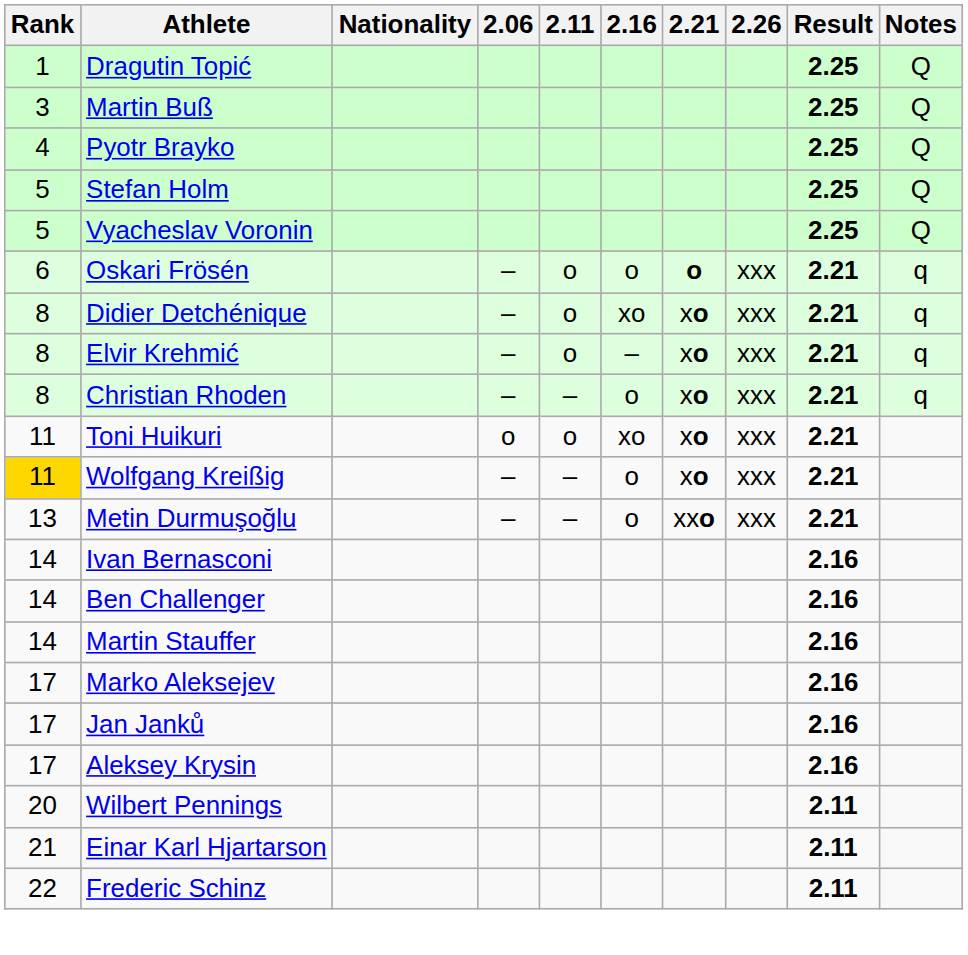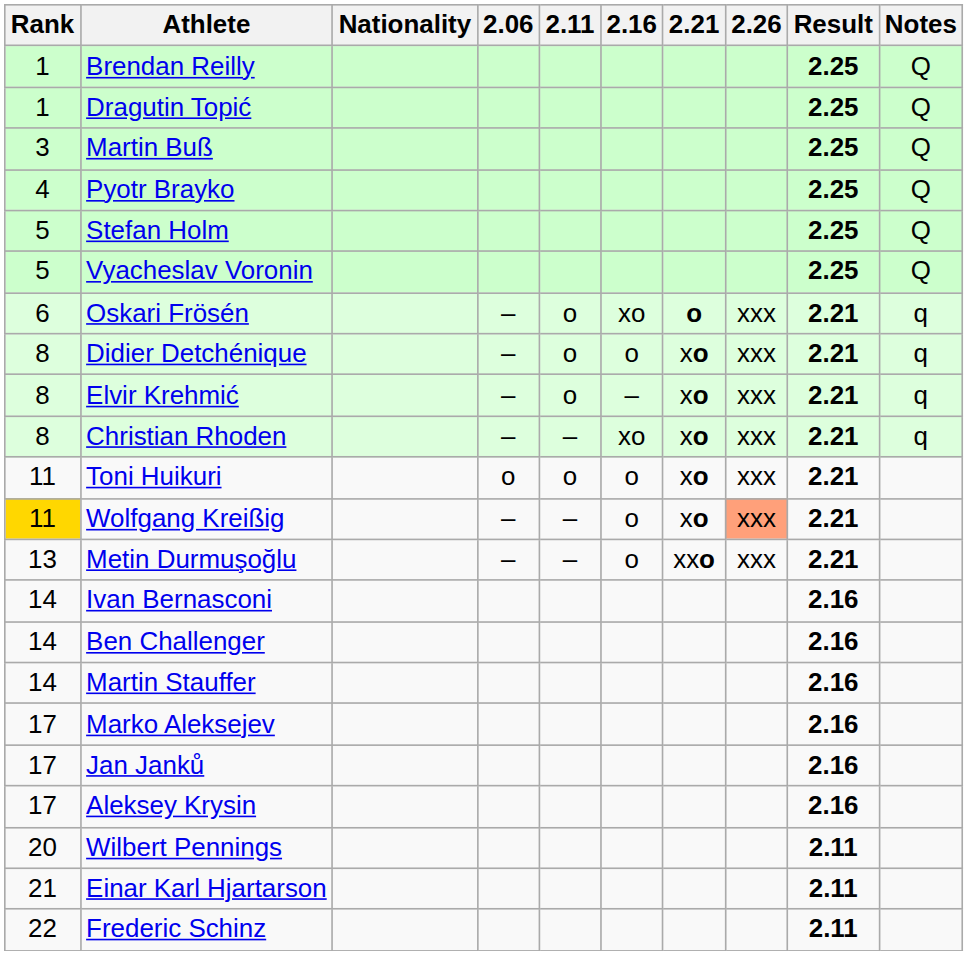+ row: (170, 66)
(632, 271) o -> (632, 312) xo
(632, 312) xo -> (632, 353) o
(632, 395) o -> (632, 436) xo
(632, 436) xo -> (632, 477) o
(756, 477) no background -> (756, 518) lightsalmon background
